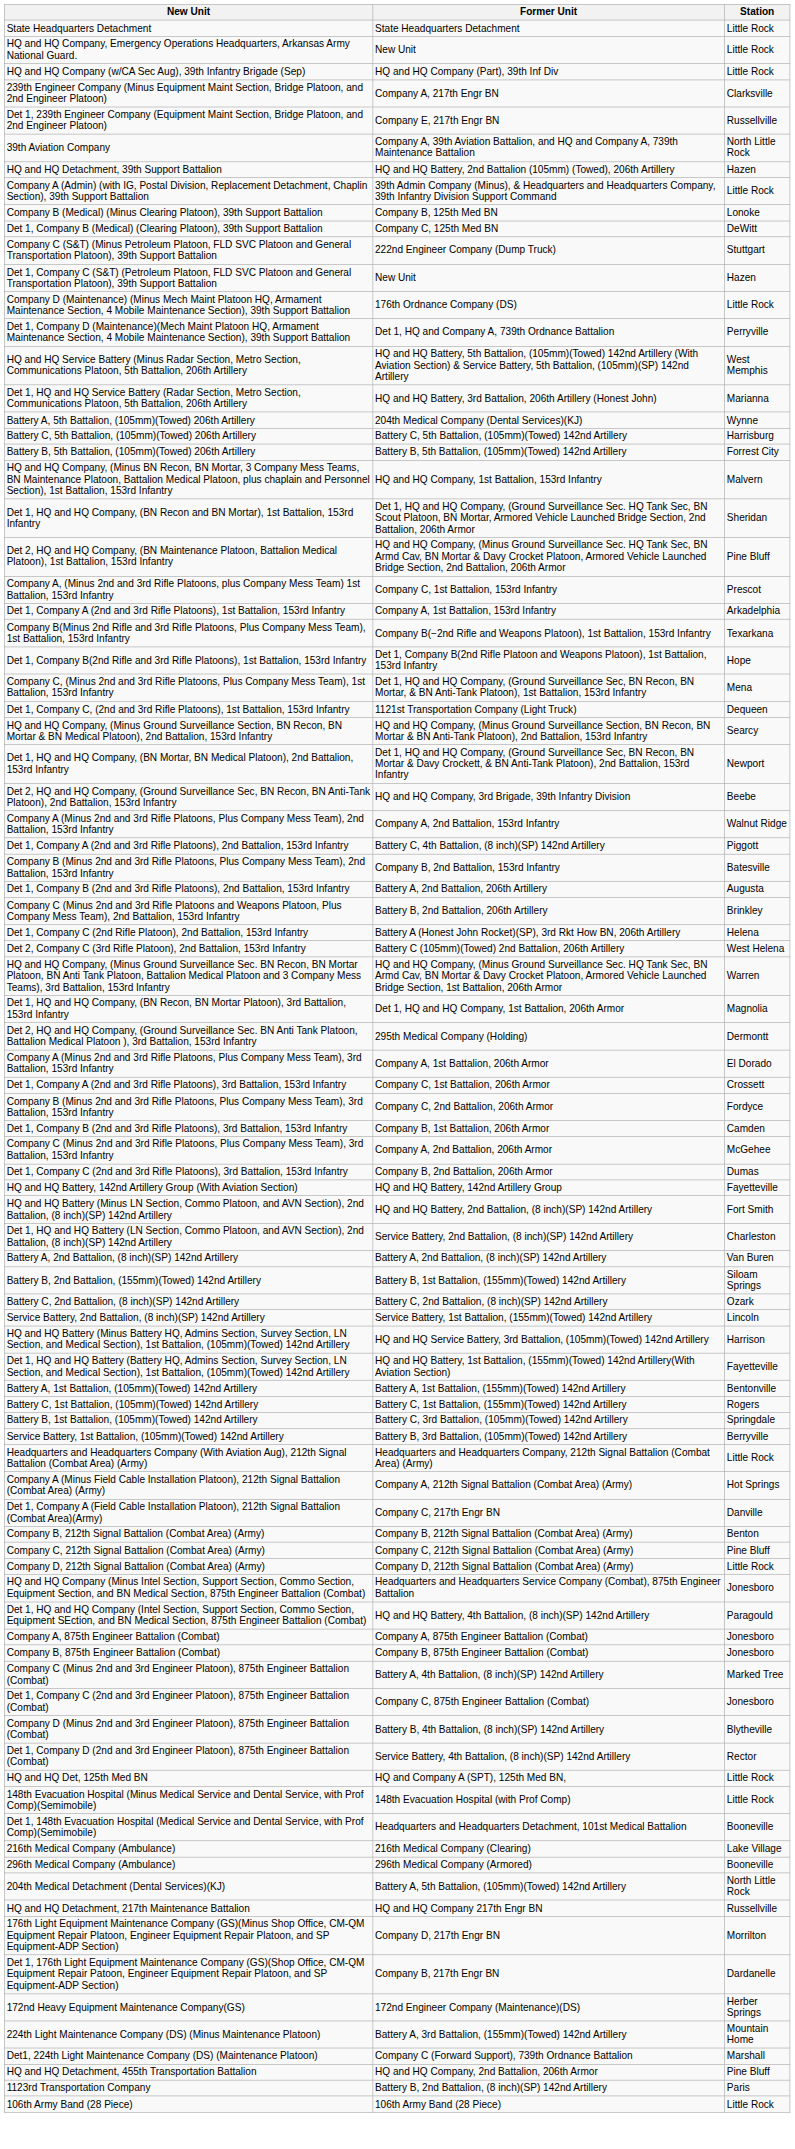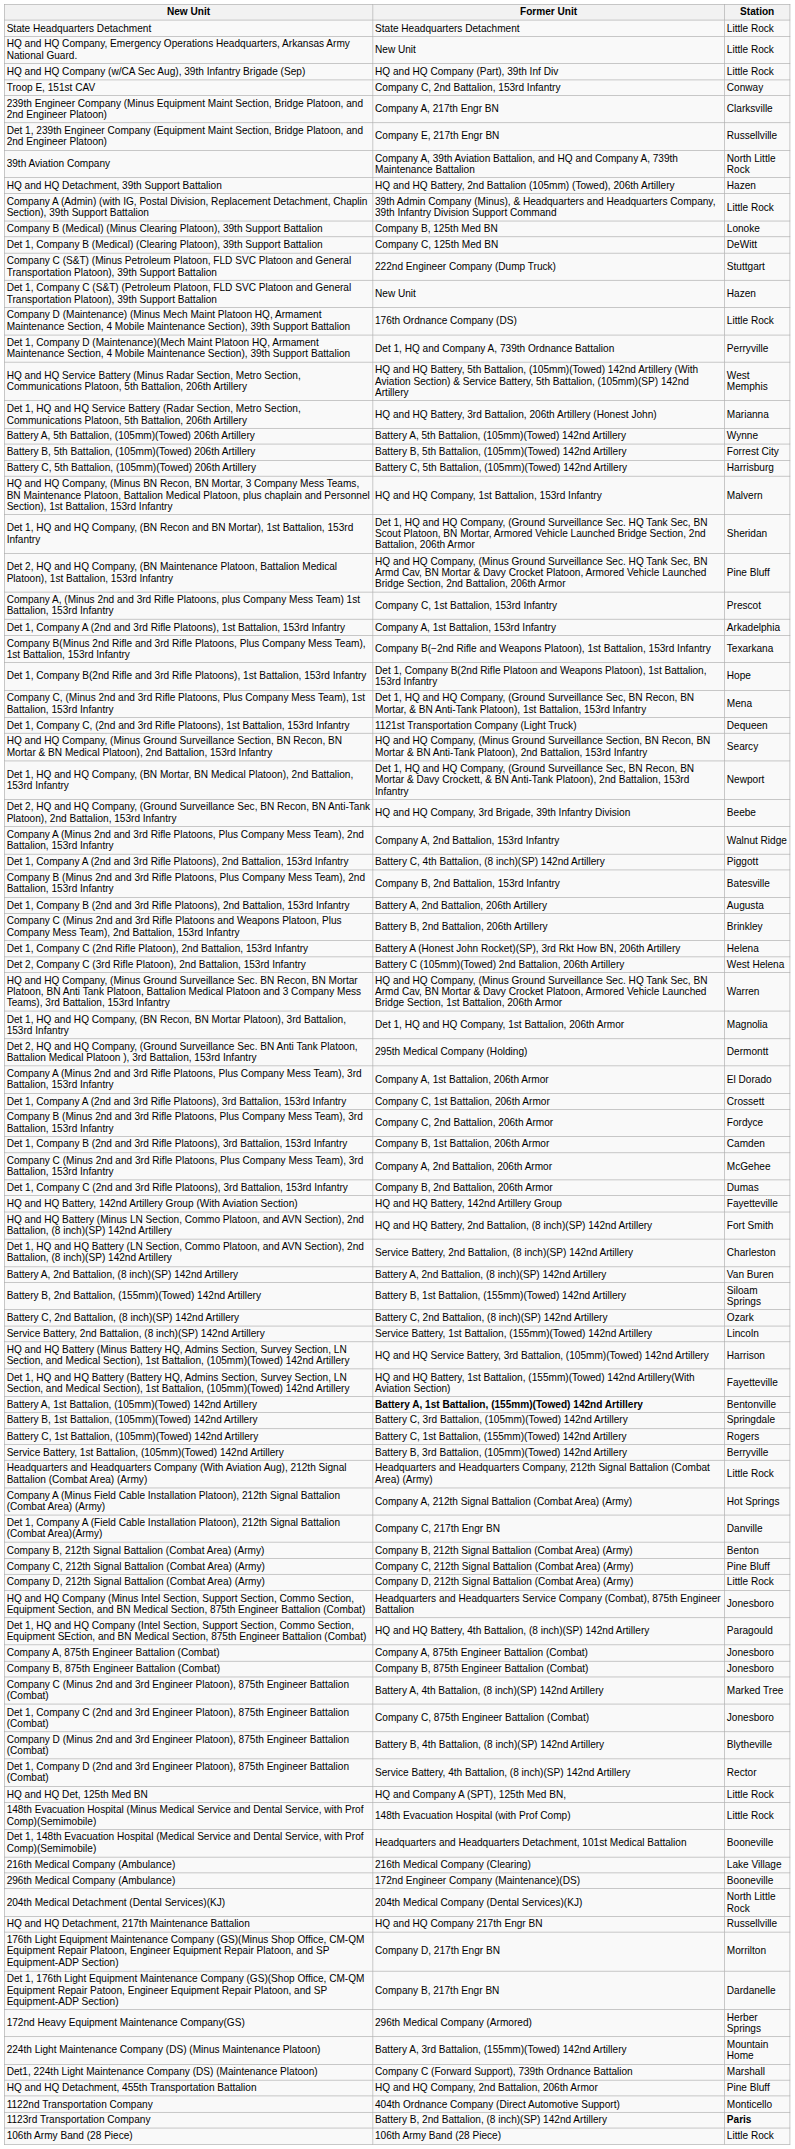+ row: (51, 87)
(479, 420) 204th Medical Company (Dental Services)(KJ) -> (500, 436) Battery A, 5th Battalion, (105mm)(Towed) 142nd Artillery
rows swapped: (131, 452) <-> (131, 436)
(500, 1388) normal -> (509, 1404) bold
rows swapped: (132, 1420) <-> (132, 1404)
(453, 1865) 296th Medical Company (Armored) -> (478, 1881) 172nd Engineer Company (Maintenance)(DS)
(500, 1886) Battery A, 5th Battalion, (105mm)(Towed) 142nd Artillery -> (479, 1902) 204th Medical Company (Dental Services)(KJ)
(478, 2007) 172nd Engineer Company (Maintenance)(DS) -> (453, 2023) 296th Medical Company (Armored)
+ row: (80, 2104)
(738, 2088) normal -> (739, 2120) bold
